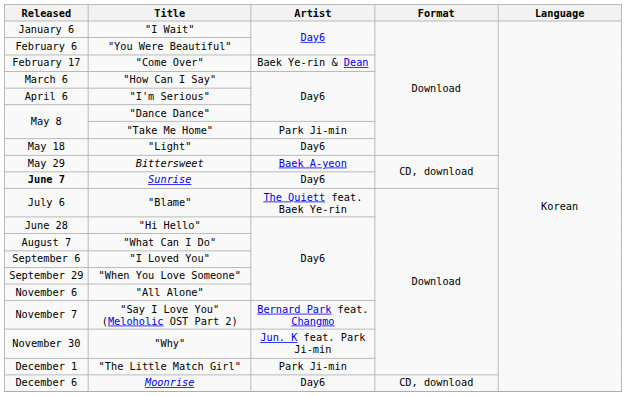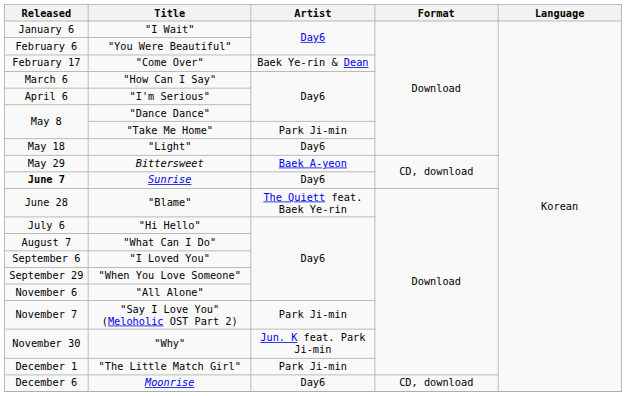(46, 203) July 6 -> (46, 203) June 28
(46, 225) June 28 -> (46, 225) July 6
(313, 315) Bernard Park feat. Changmo -> (313, 315) Park Ji-min
